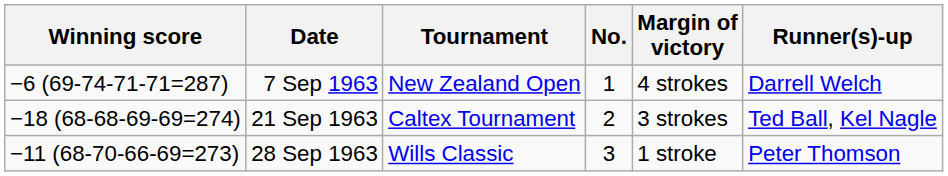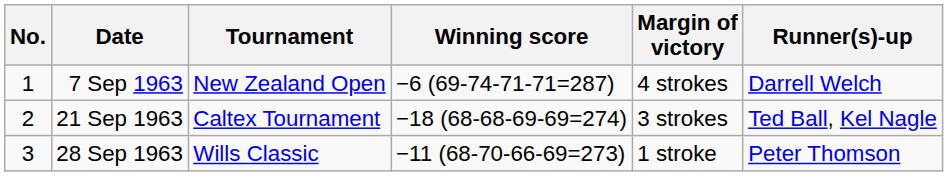columns swapped: (609, 35) <-> (125, 35)
